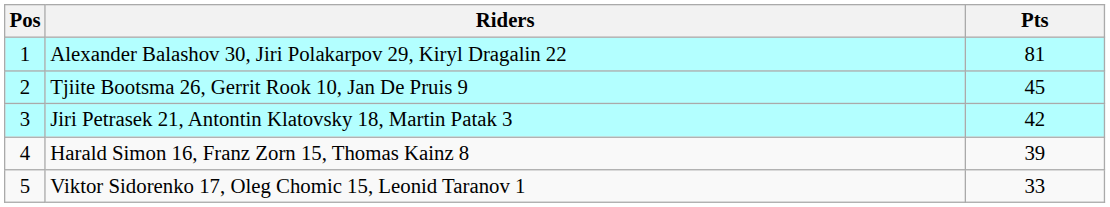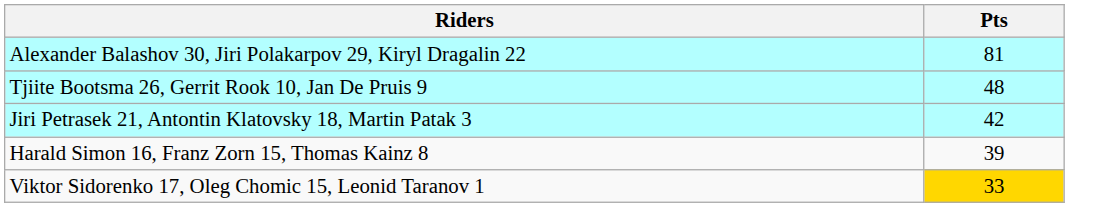- column: (25, 20)
(1035, 86) 45 -> (994, 86) 48
(1035, 185) no background -> (994, 185) gold background
